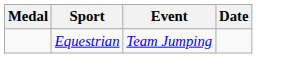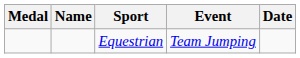+ column: (73, 16)
